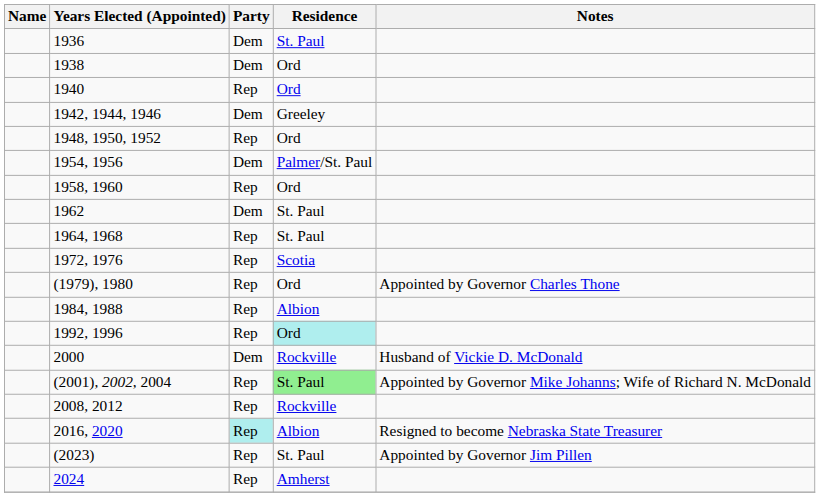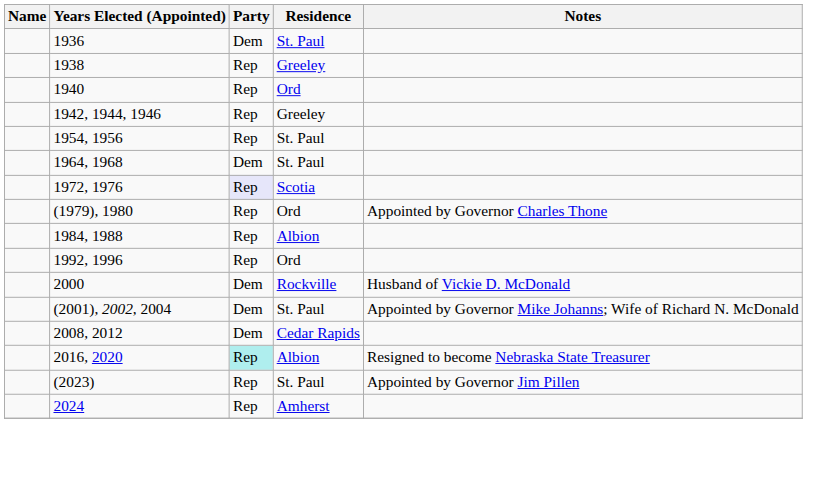(248, 65) Dem -> (245, 65) Rep
(289, 65) Ord -> (301, 65) Greeley
(248, 114) Dem -> (245, 114) Rep
- row: (107, 138)
(248, 162) Dem -> (245, 138) Rep
(324, 162) Palmer/St. Paul -> (301, 138) St. Paul
- row: (88, 187)
- row: (69, 211)
(245, 235) Rep -> (248, 162) Dem
(245, 260) no background -> (245, 187) lavender background
(289, 333) paleturquoise background -> (289, 260) no background
(245, 382) Rep -> (248, 308) Dem
(301, 382) lightgreen background -> (301, 308) no background
(245, 406) Rep -> (248, 333) Dem
(307, 406) Rockville -> (318, 333) Cedar Rapids
